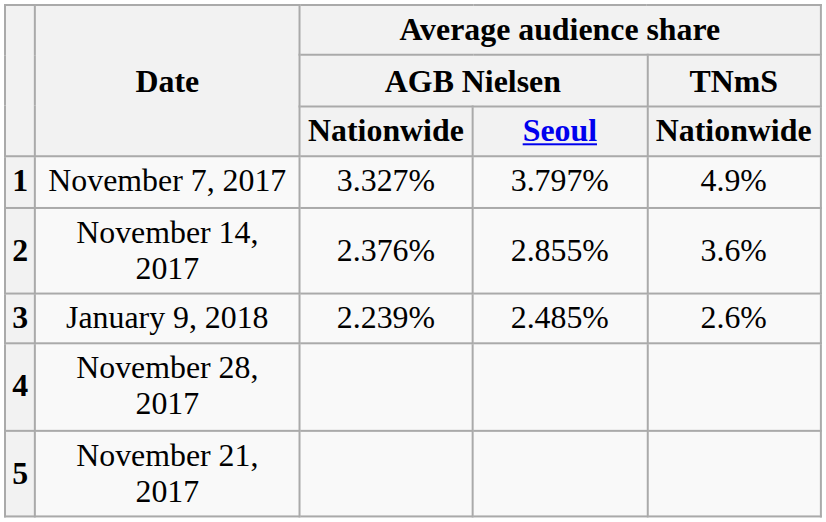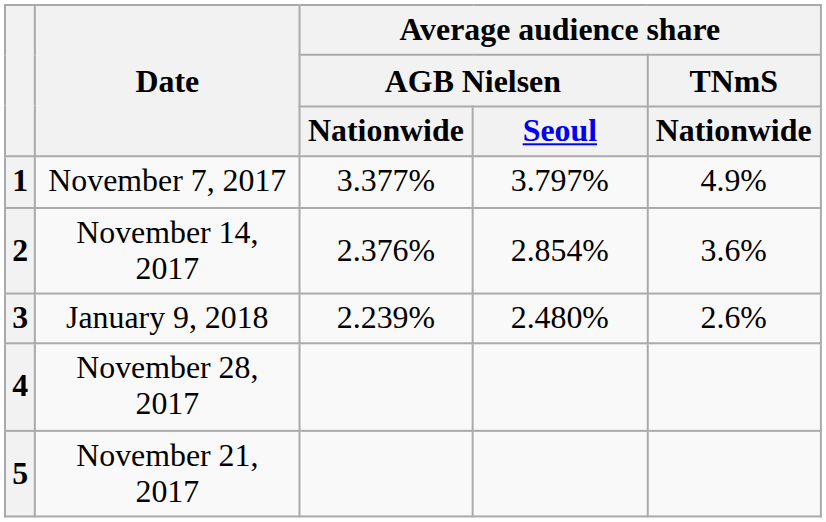(386, 181) 3.327% -> (386, 181) 3.377%
(560, 249) 2.855% -> (560, 249) 2.854%
(560, 318) 2.485% -> (560, 318) 2.480%
